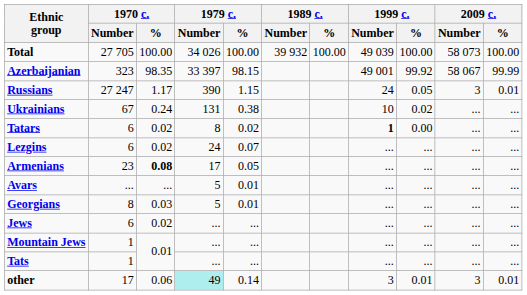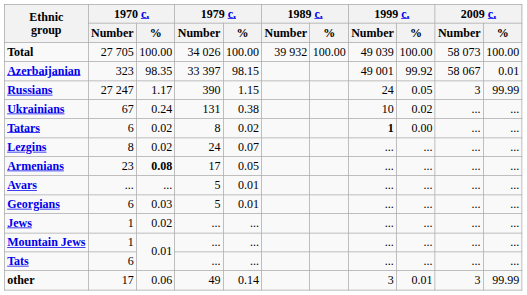(506, 71) 99.99 -> (509, 71) 0.01
(509, 90) 0.01 -> (506, 90) 99.99
(131, 147) 6 -> (131, 147) 8
(131, 204) 8 -> (131, 204) 6
(131, 223) 6 -> (131, 223) 1
(131, 261) 1 -> (131, 261) 6
(214, 280) paleturquoise background -> (214, 280) no background
(509, 280) 0.01 -> (506, 280) 99.99
